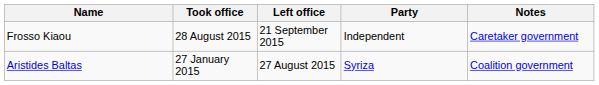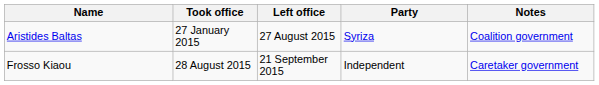rows swapped: (44, 65) <-> (39, 36)
